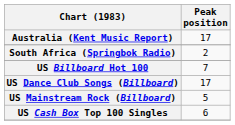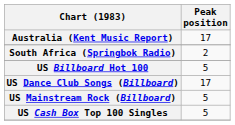(205, 68) 7 -> (205, 68) 5
(205, 113) 6 -> (205, 113) 5
